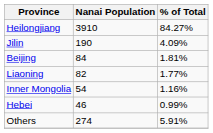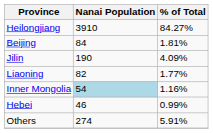rows swapped: (15, 43) <-> (21, 58)
(81, 89) no background -> (81, 89) lightblue background
